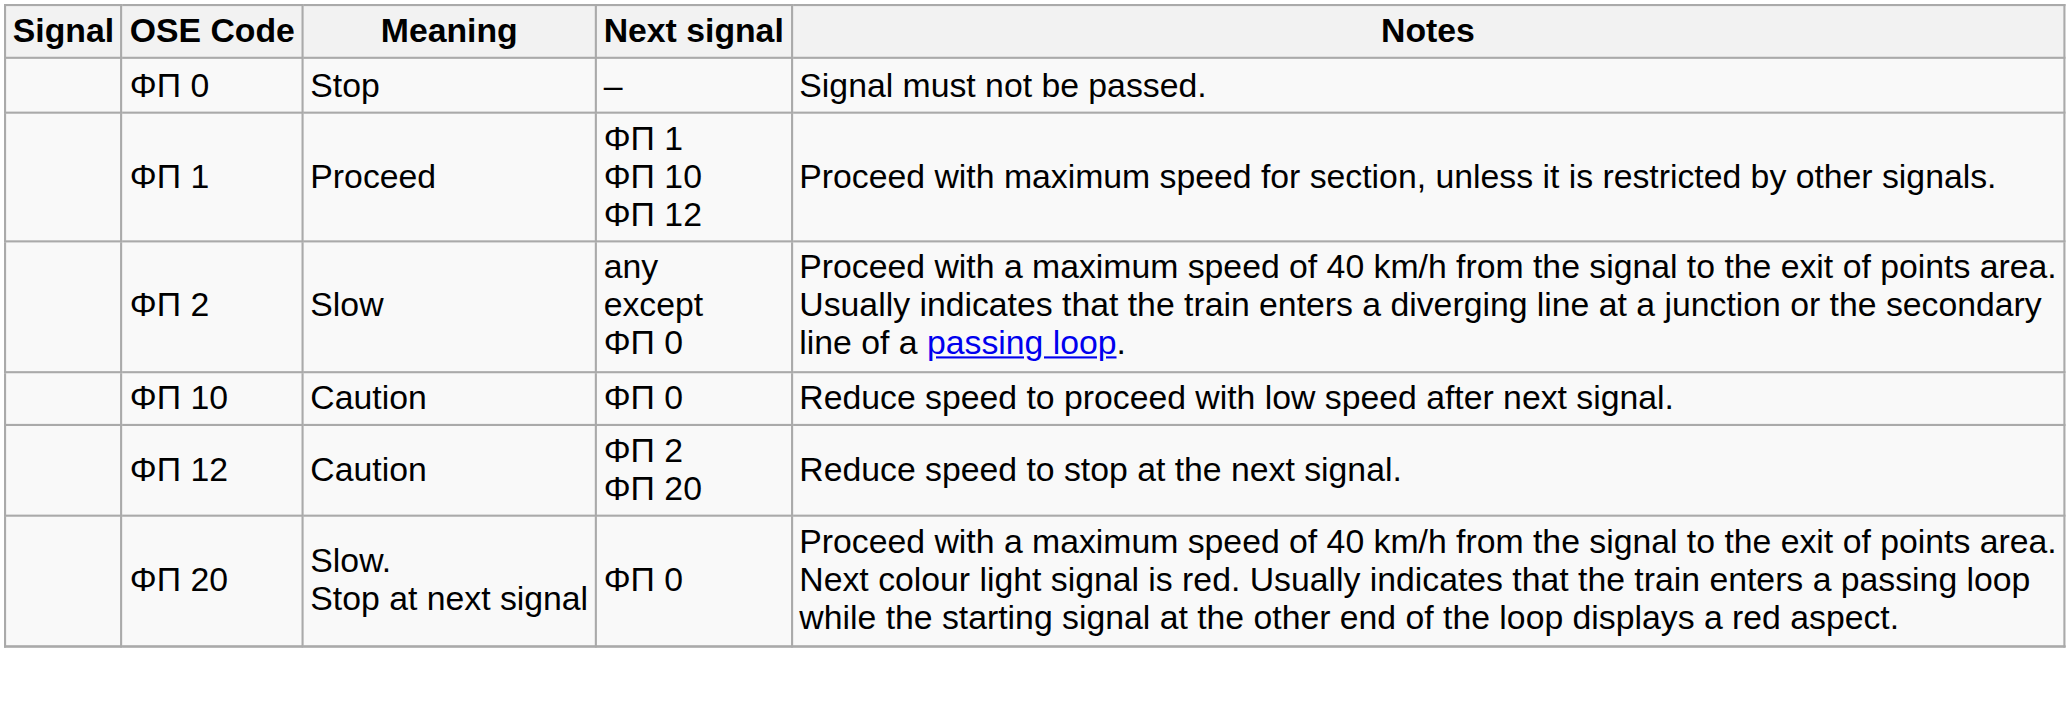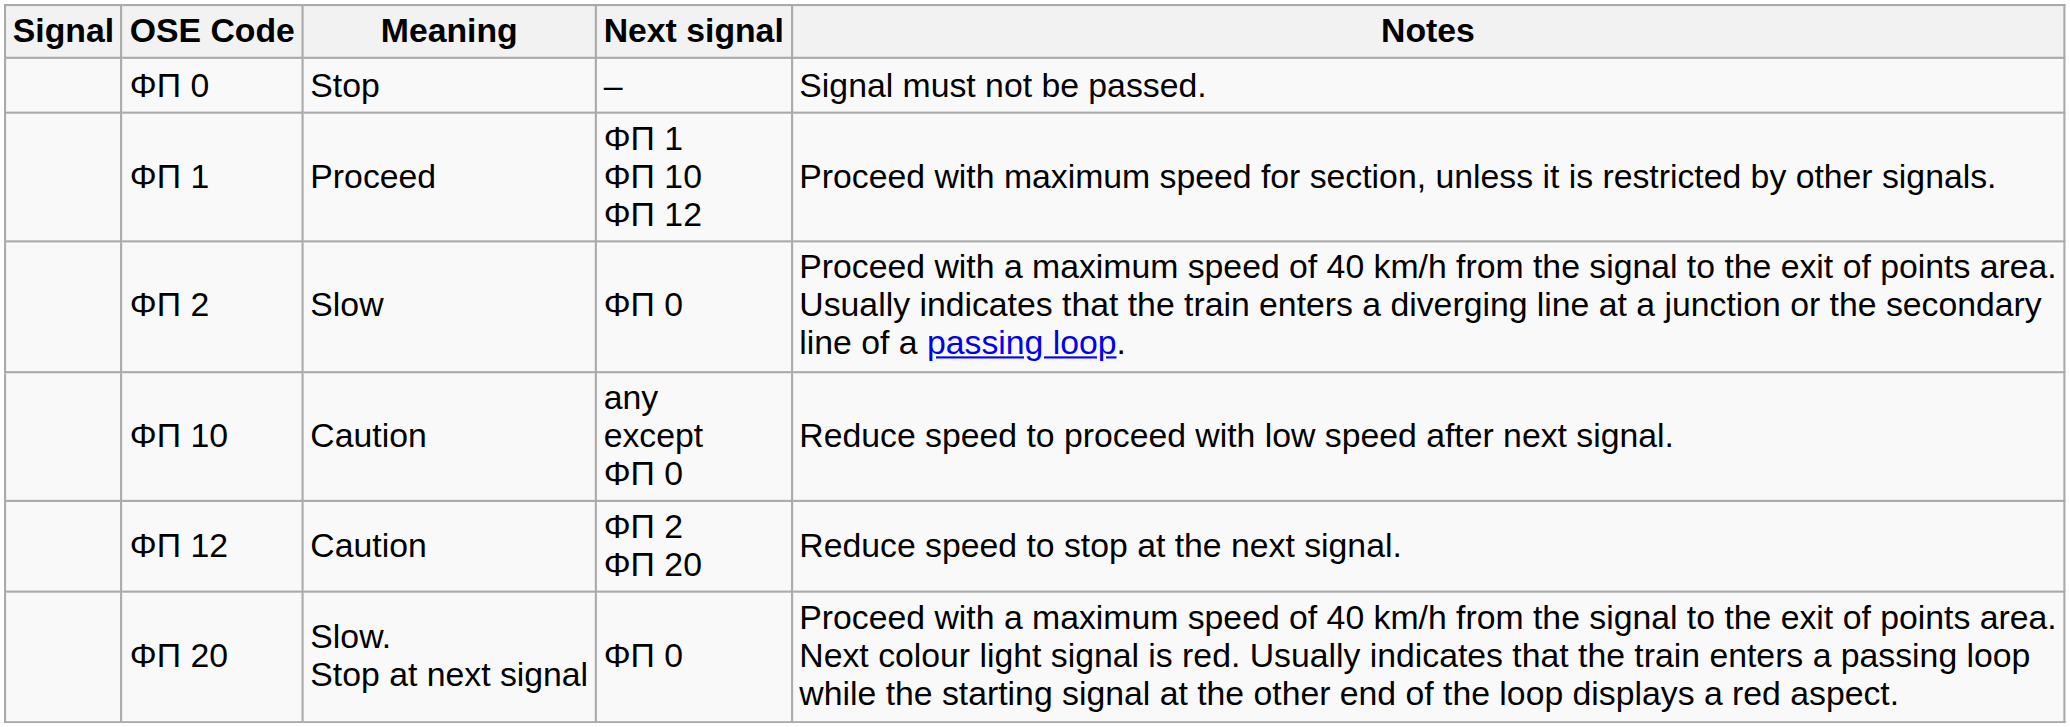(653, 305) any except ΦΠ 0 -> (643, 305) ΦΠ 0
(643, 397) ΦΠ 0 -> (653, 435) any except ΦΠ 0
